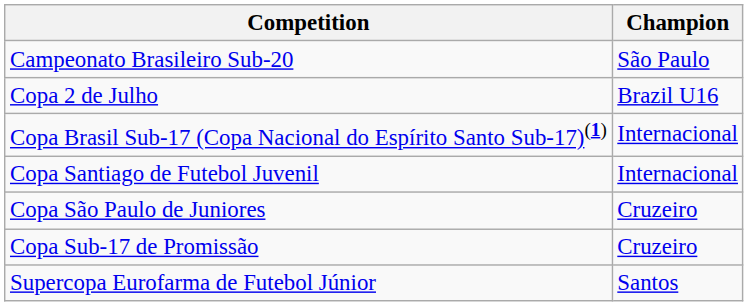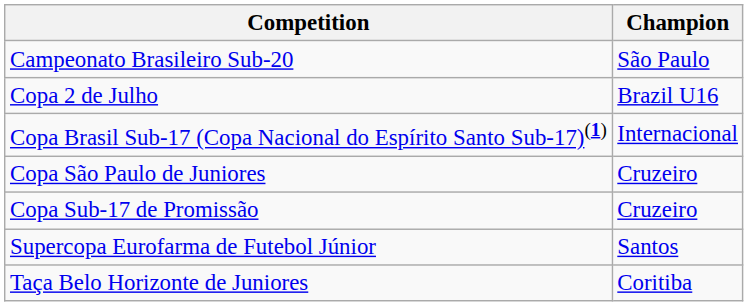- row: (164, 173)
+ row: (159, 282)
